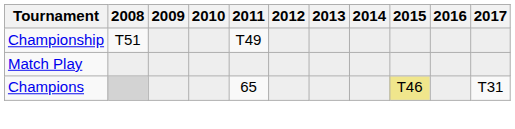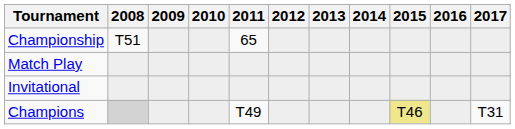(248, 40) T49 -> (248, 40) 65
+ row: (44, 87)
(248, 87) 65 -> (248, 111) T49
